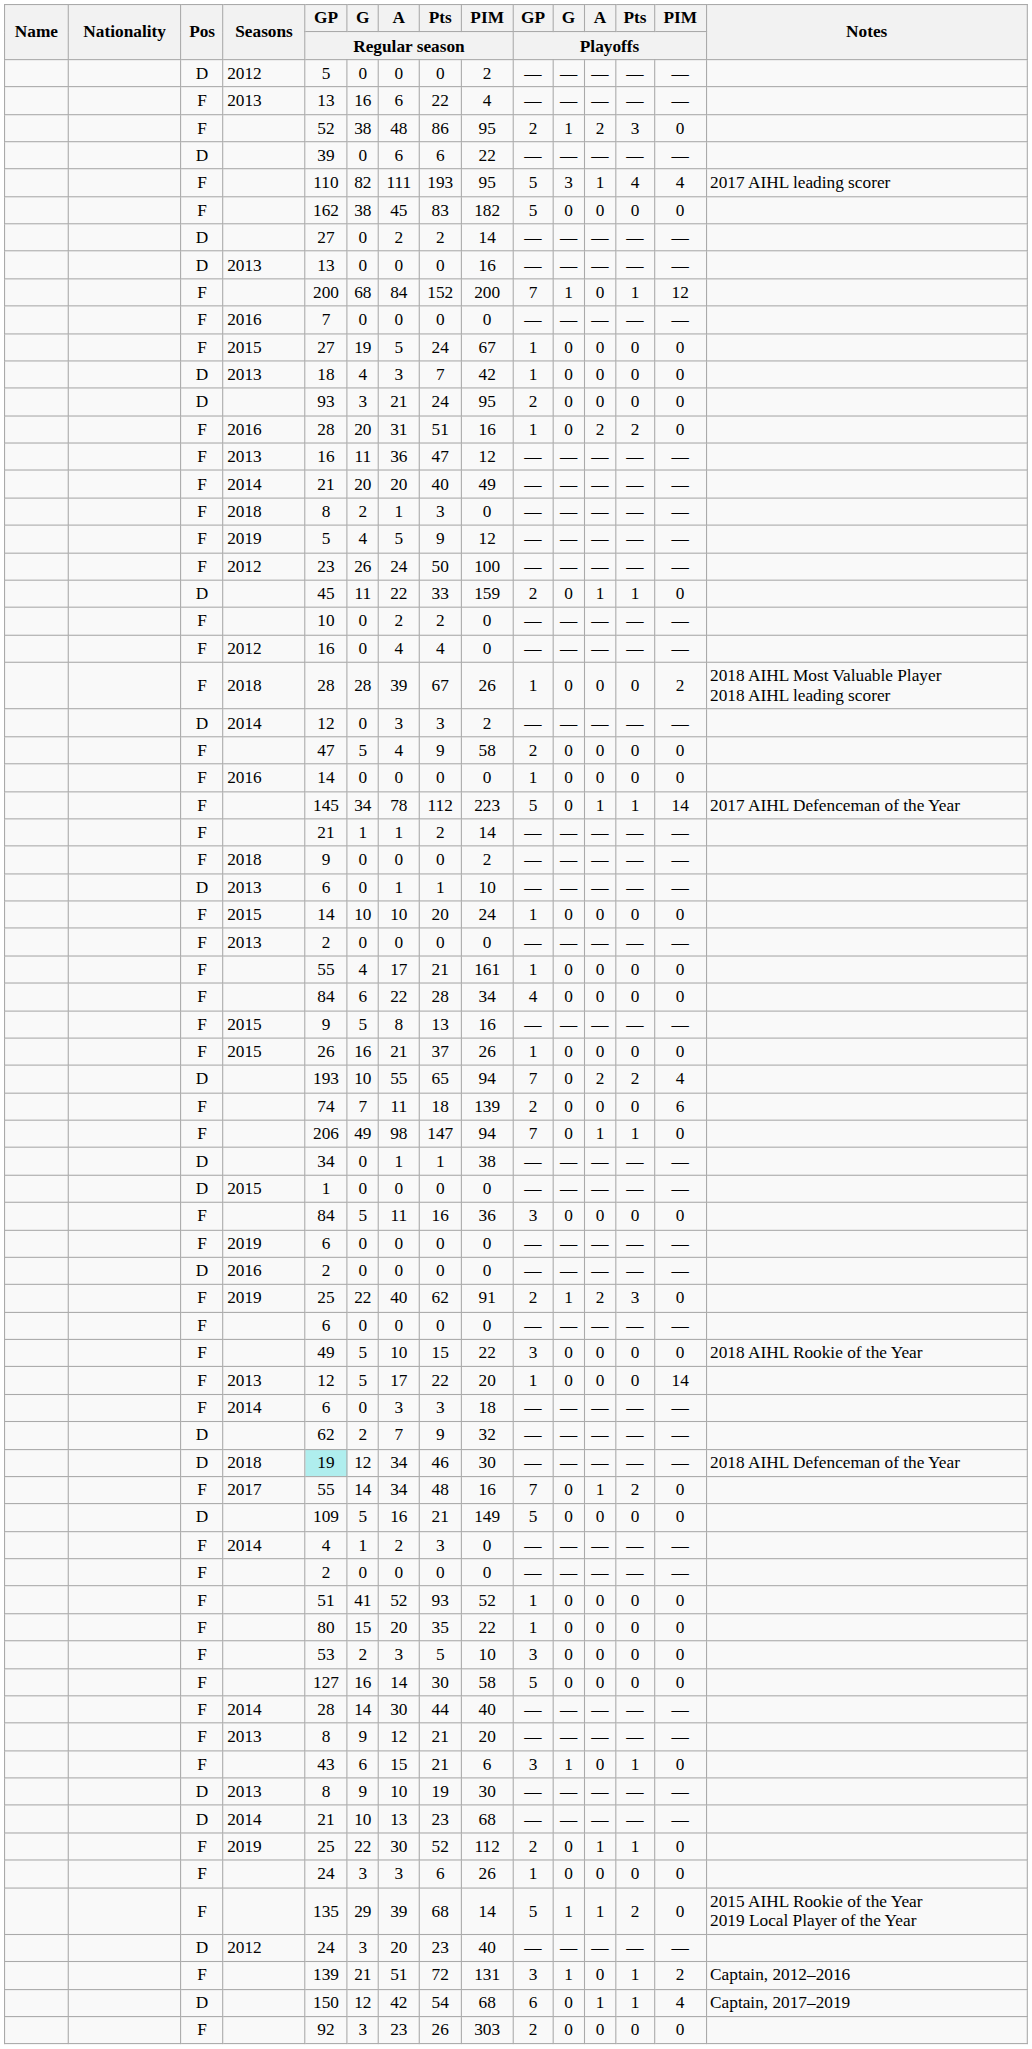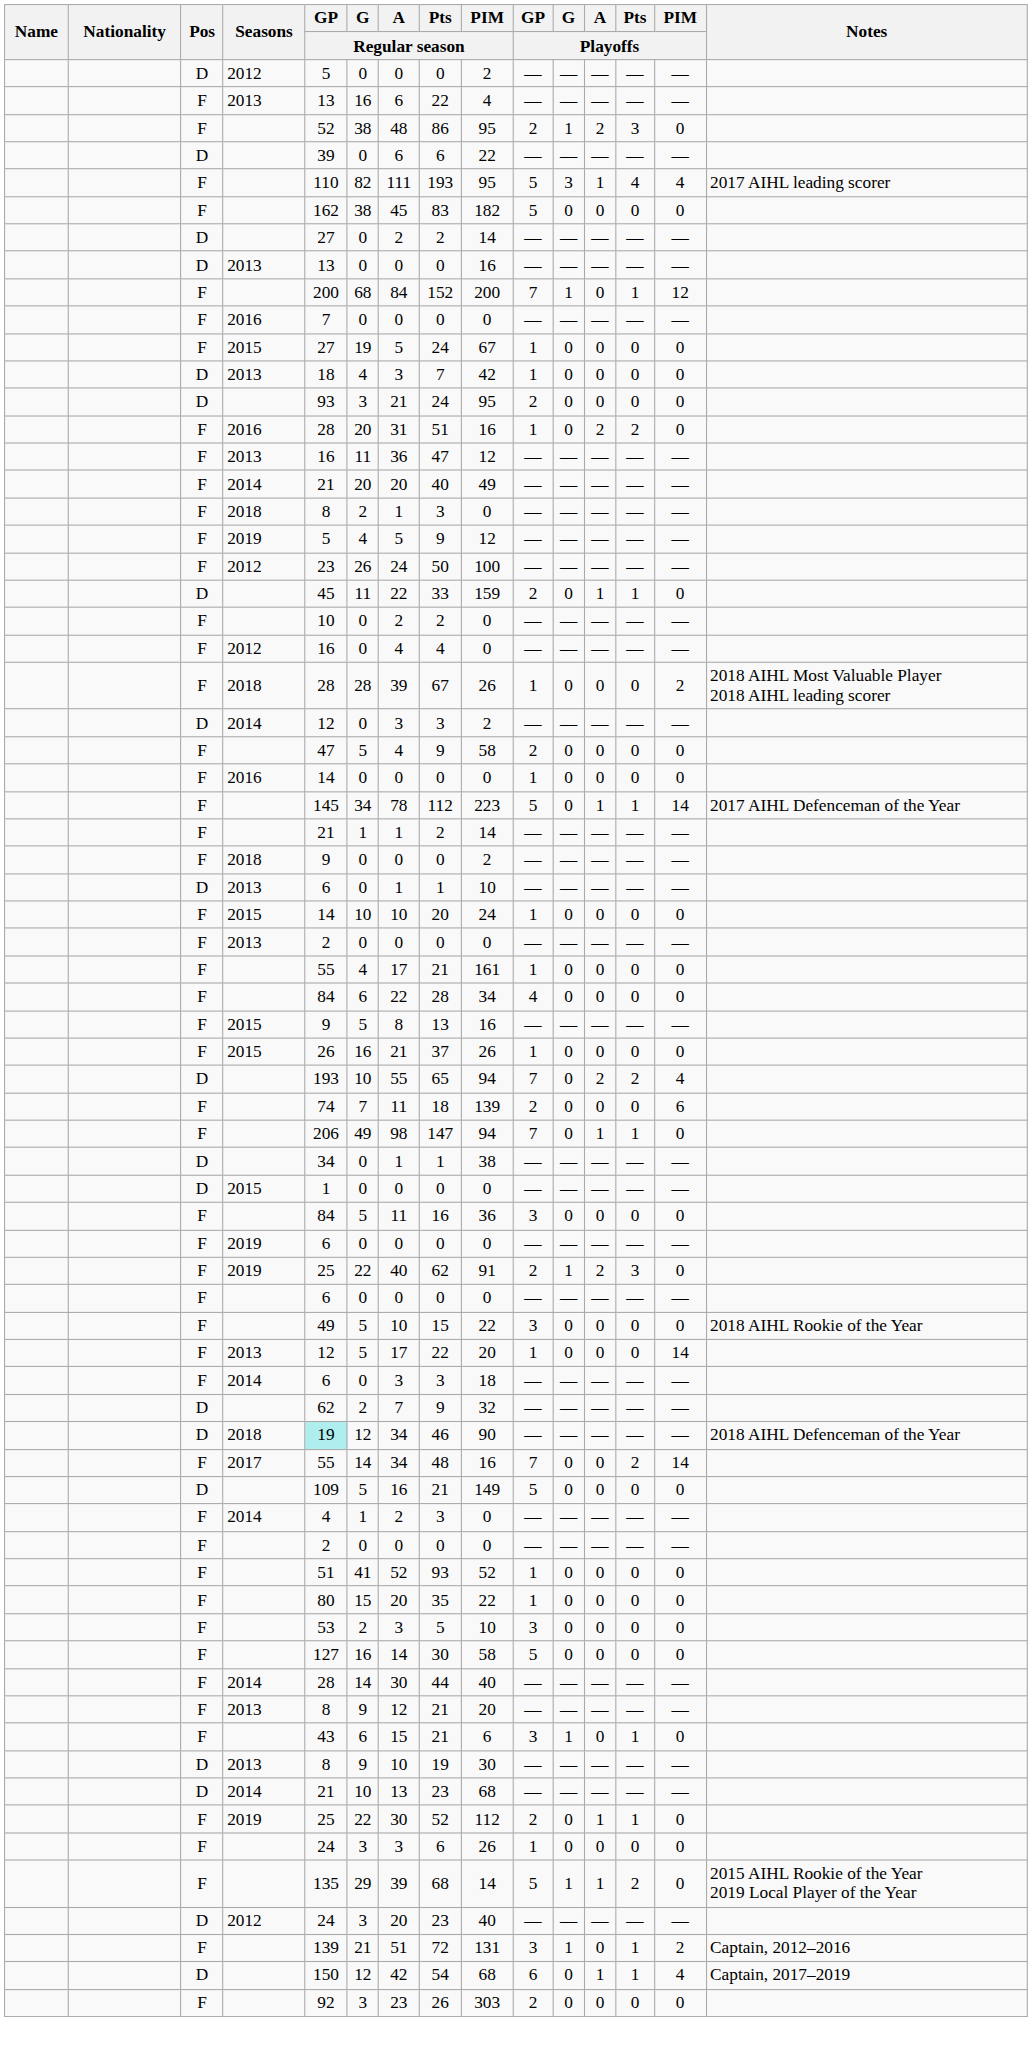- row: (202, 1270)
(487, 1462) 30 -> (487, 1435) 90
(600, 1490) 1 -> (600, 1462) 0
(680, 1490) 0 -> (680, 1462) 14
